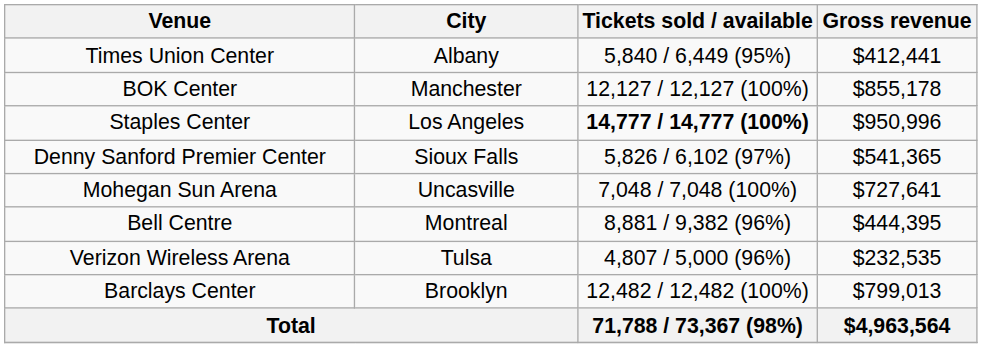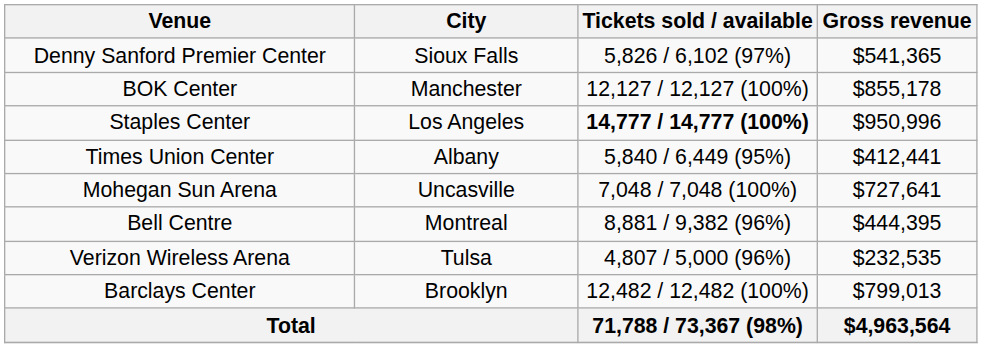rows swapped: (180, 55) <-> (180, 156)
